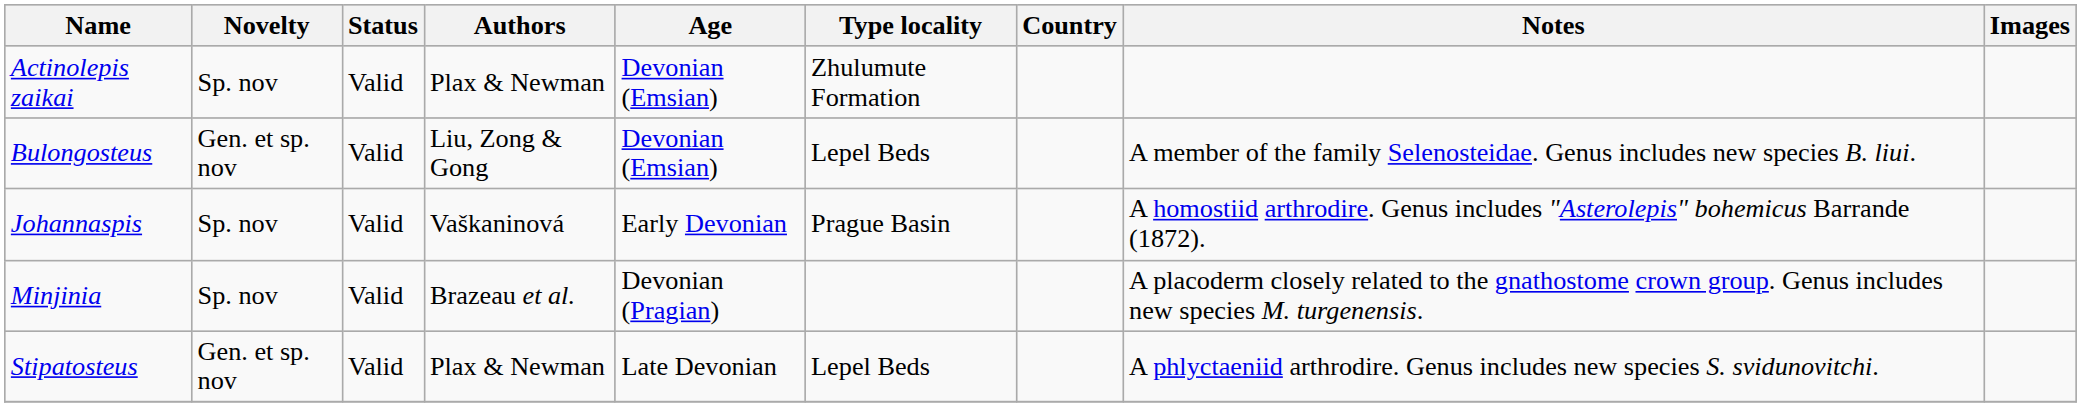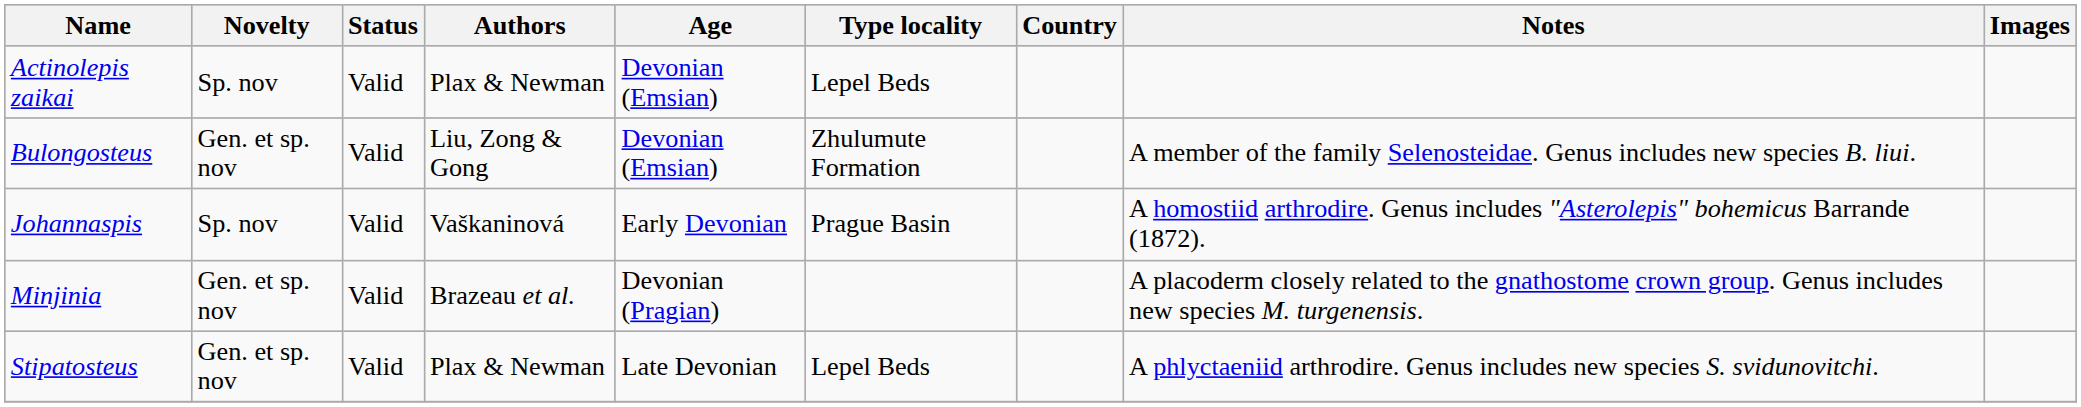(869, 81) Zhulumute Formation -> (870, 81) Lepel Beds
(870, 152) Lepel Beds -> (869, 152) Zhulumute Formation
(238, 295) Sp. nov -> (254, 295) Gen. et sp. nov
